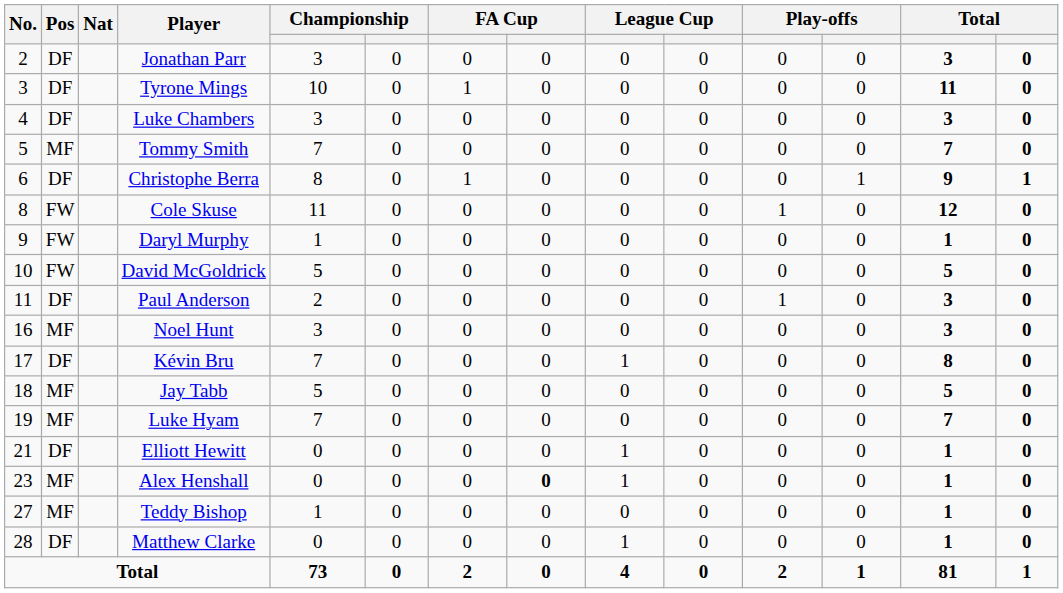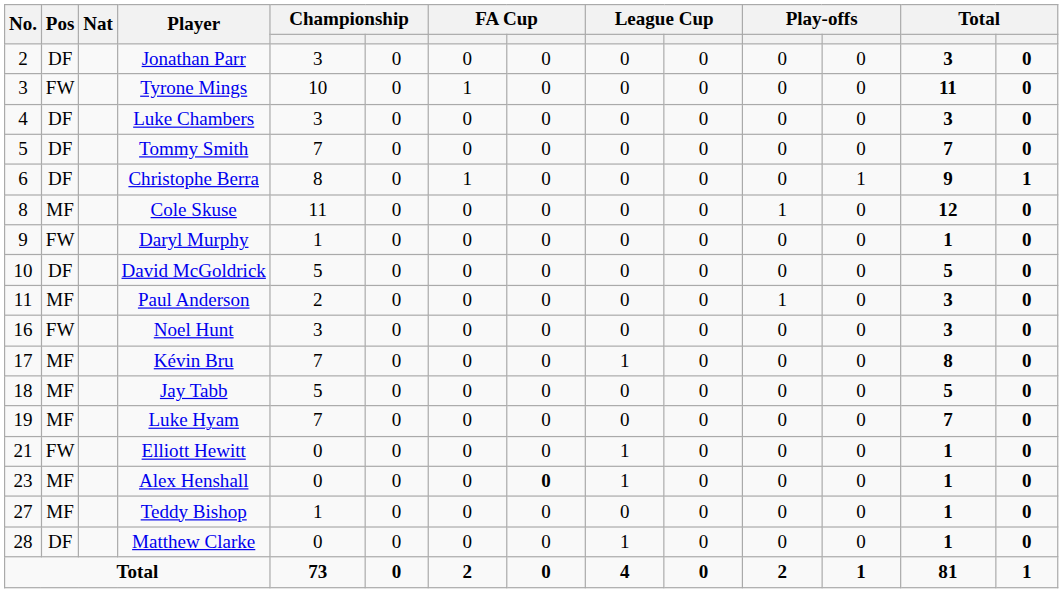(60, 88) DF -> (60, 88) FW
(60, 149) MF -> (60, 149) DF
(60, 209) FW -> (60, 209) MF
(60, 269) FW -> (60, 269) DF
(60, 300) DF -> (60, 300) MF
(60, 330) MF -> (60, 330) FW
(60, 360) DF -> (60, 360) MF
(60, 451) DF -> (60, 451) FW
